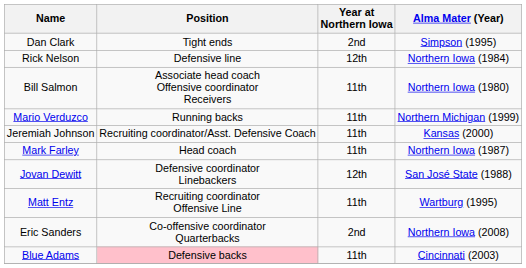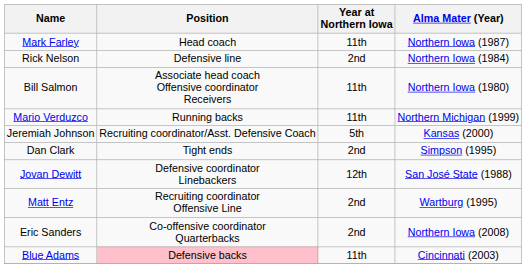rows swapped: (51, 151) <-> (51, 42)
(357, 59) 12th -> (357, 59) 2nd
(357, 134) 11th -> (357, 134) 5th
(357, 203) 11th -> (357, 203) 2nd
